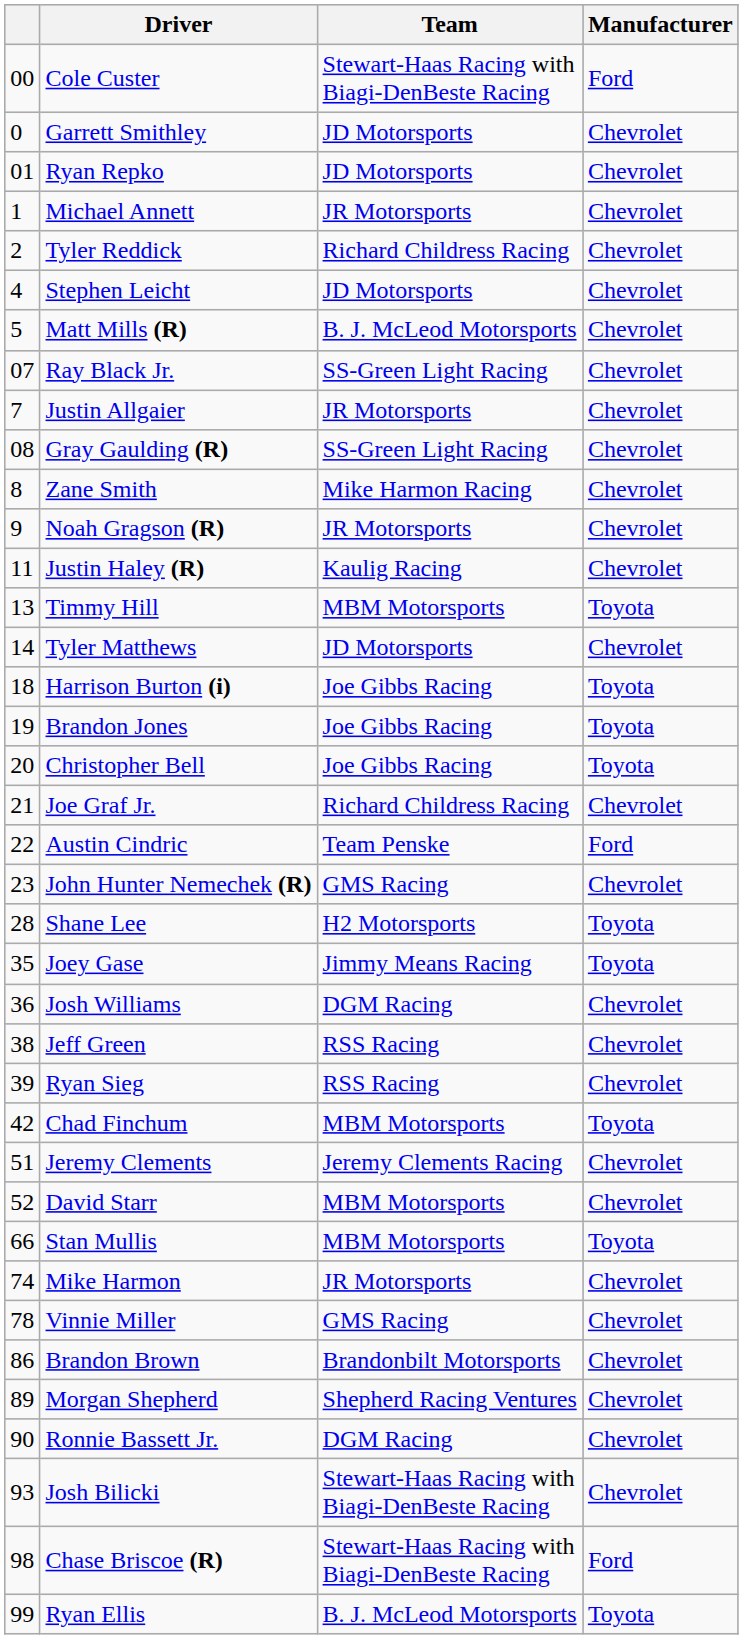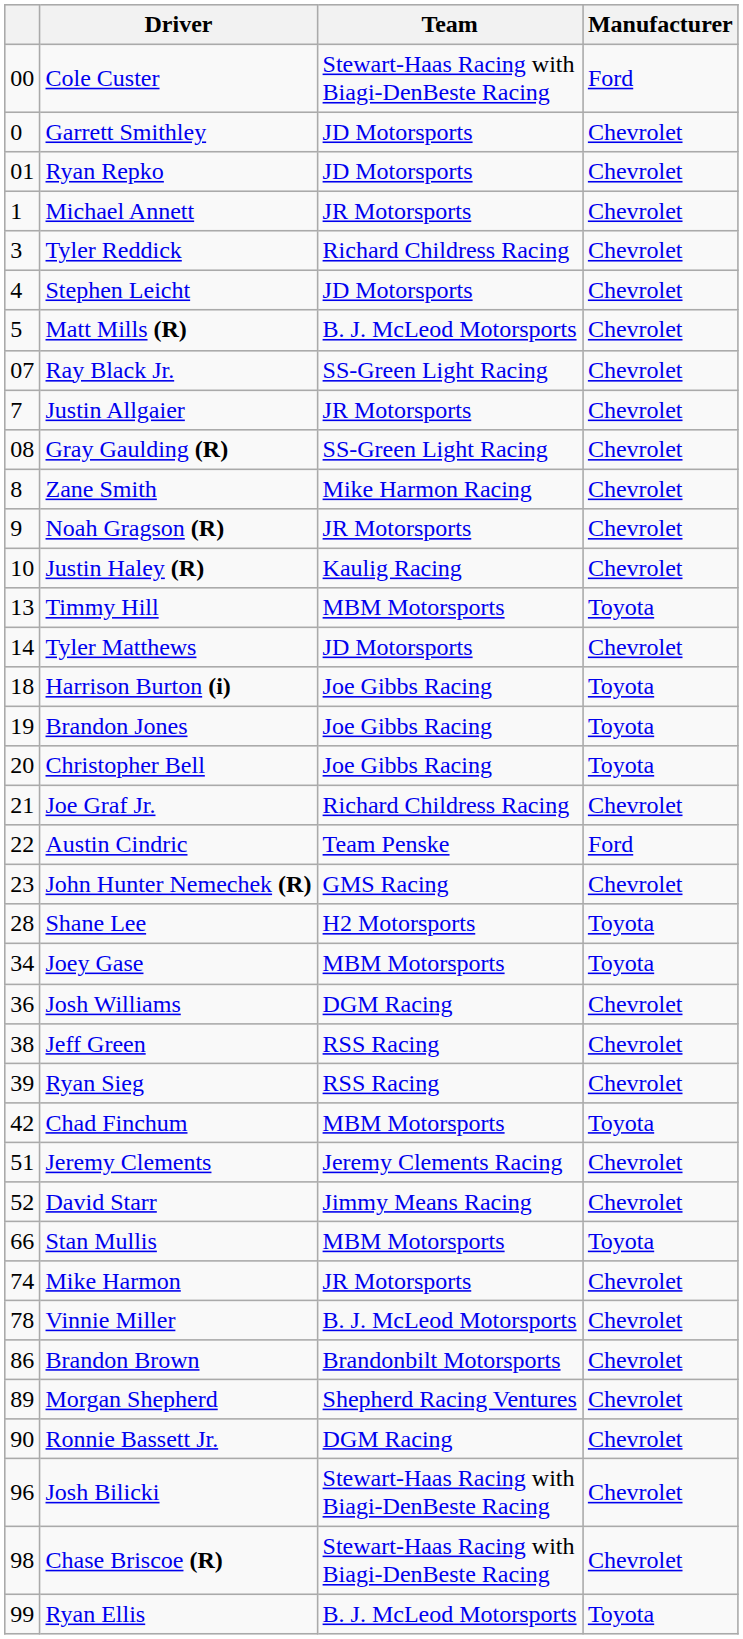(16, 250) 2 -> (16, 250) 3
(22, 567) 11 -> (22, 567) 10
(22, 963) 35 -> (22, 963) 34
(427, 963) Jimmy Means Racing -> (414, 963) MBM Motorsports
(414, 1201) MBM Motorsports -> (427, 1201) Jimmy Means Racing
(386, 1320) GMS Racing -> (450, 1320) B. J. McLeod Motorsports
(22, 1492) 93 -> (22, 1492) 96
(611, 1560) Ford -> (635, 1560) Chevrolet
